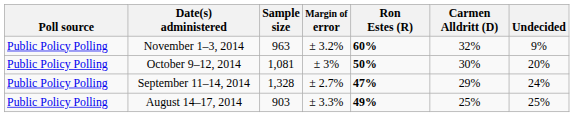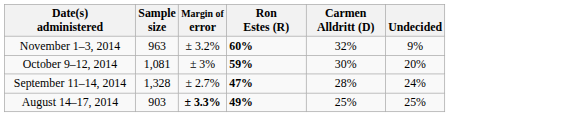- column: (66, 27)
(365, 64) 50% -> (241, 64) 59%
(470, 83) 29% -> (346, 83) 28%
(326, 102) normal -> (203, 102) bold
